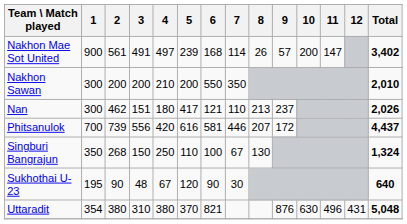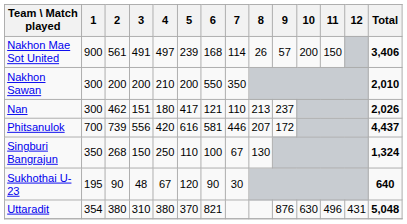(333, 52) 147 -> (333, 52) 150
(385, 52) 3,402 -> (385, 52) 3,406
